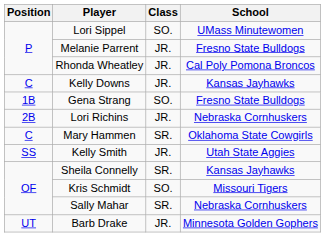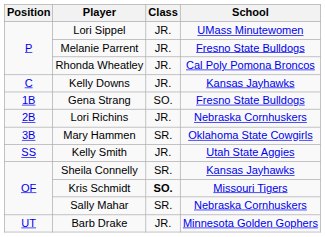(163, 30) SO. -> (163, 30) JR.
(29, 135) C -> (29, 135) 3B
(163, 188) normal -> (163, 188) bold
